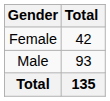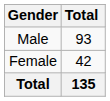rows swapped: (33, 61) <-> (33, 38)
